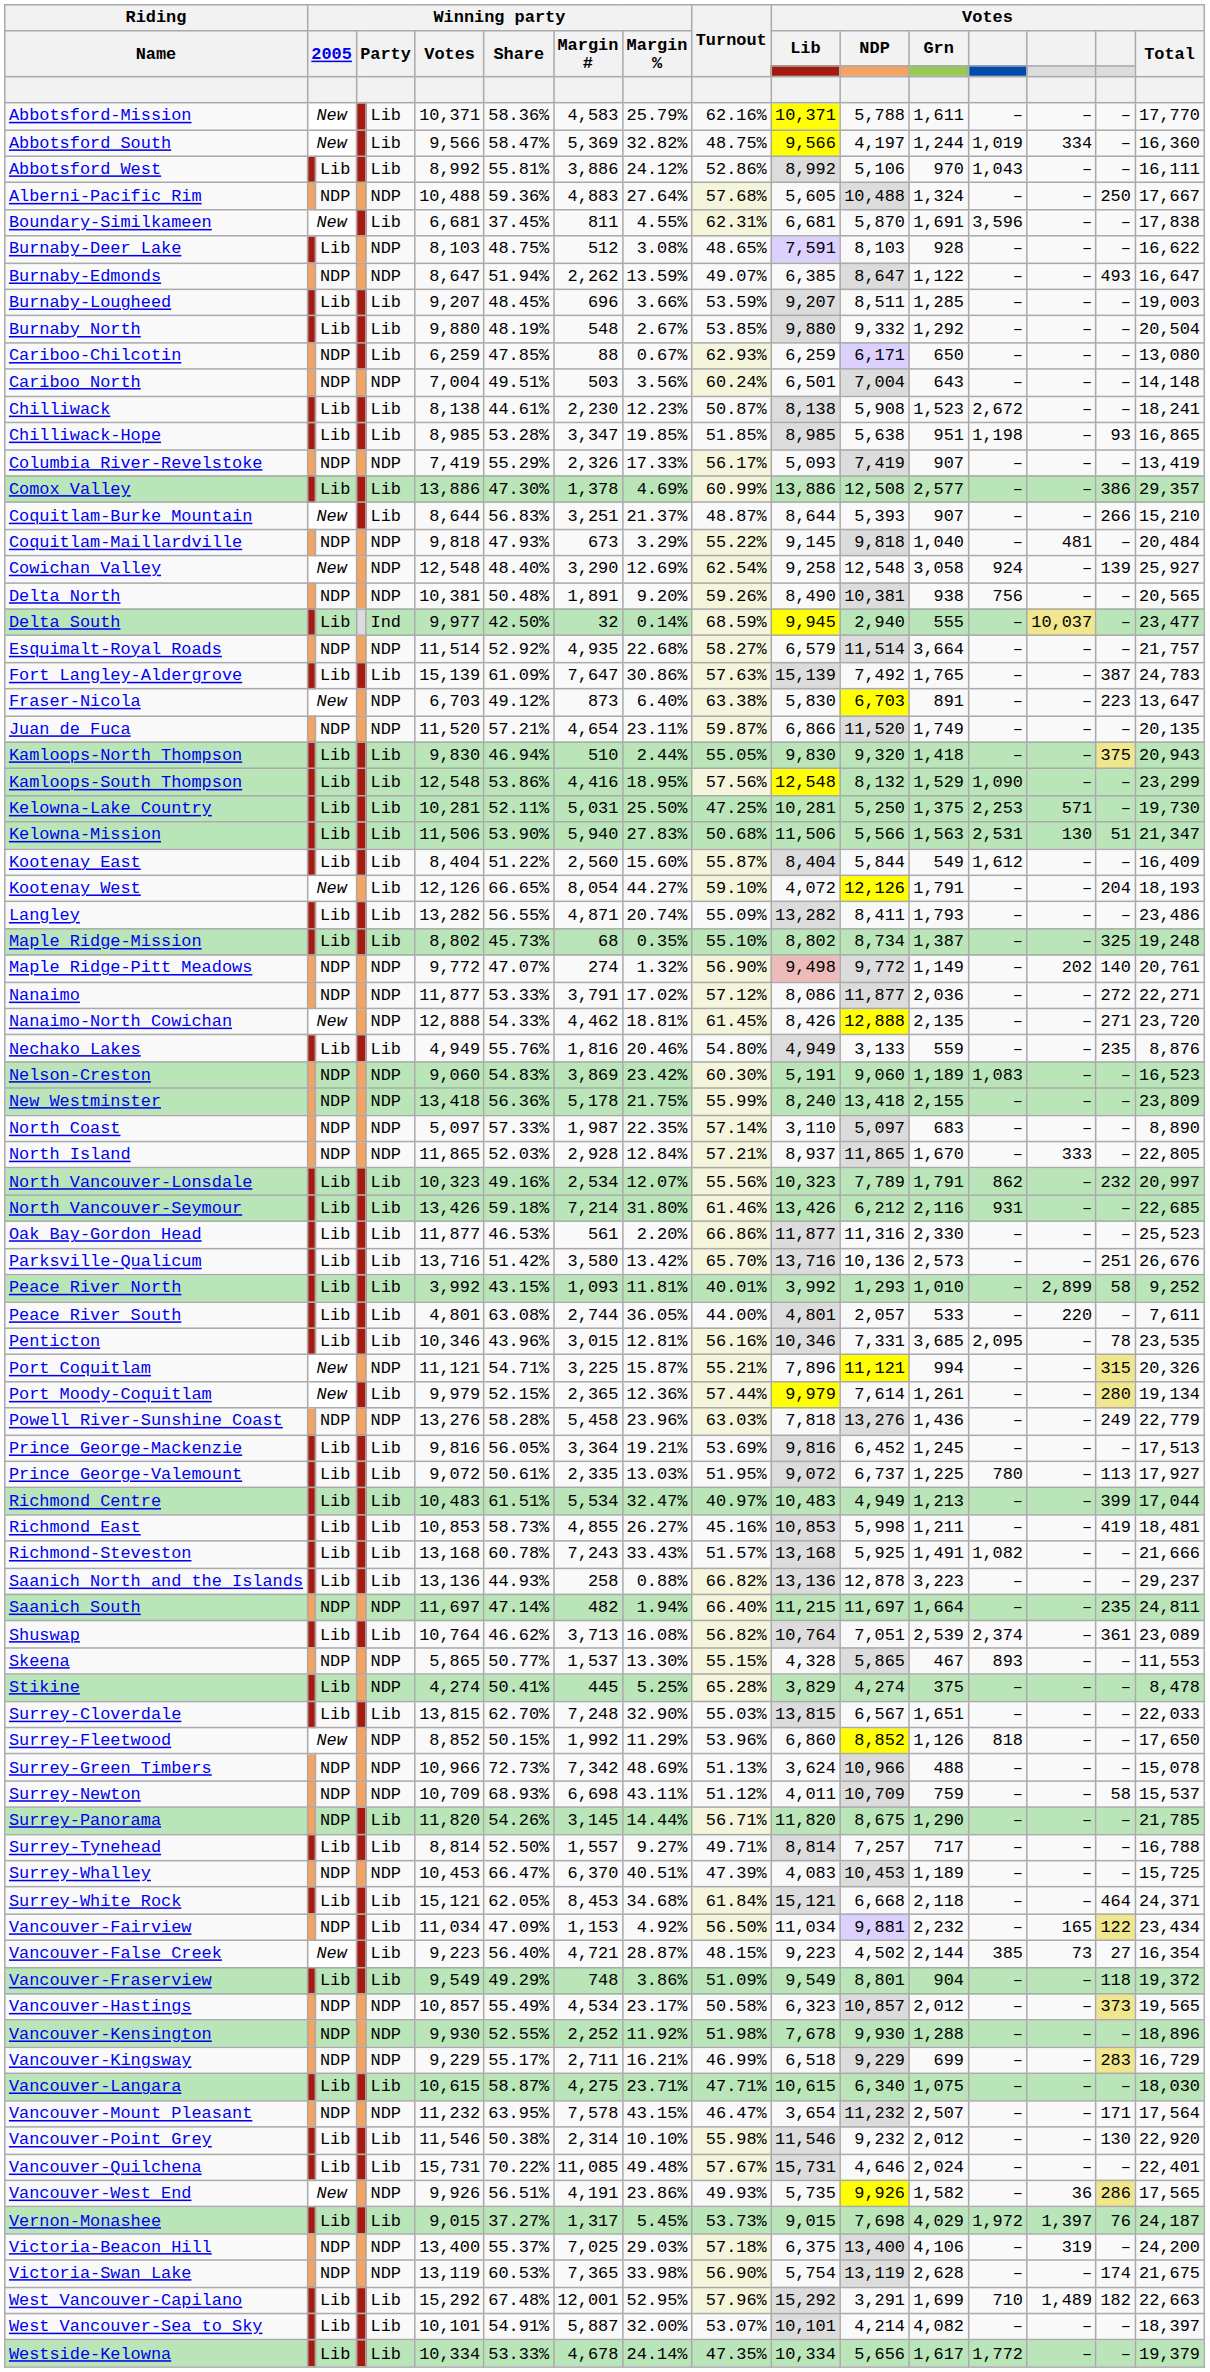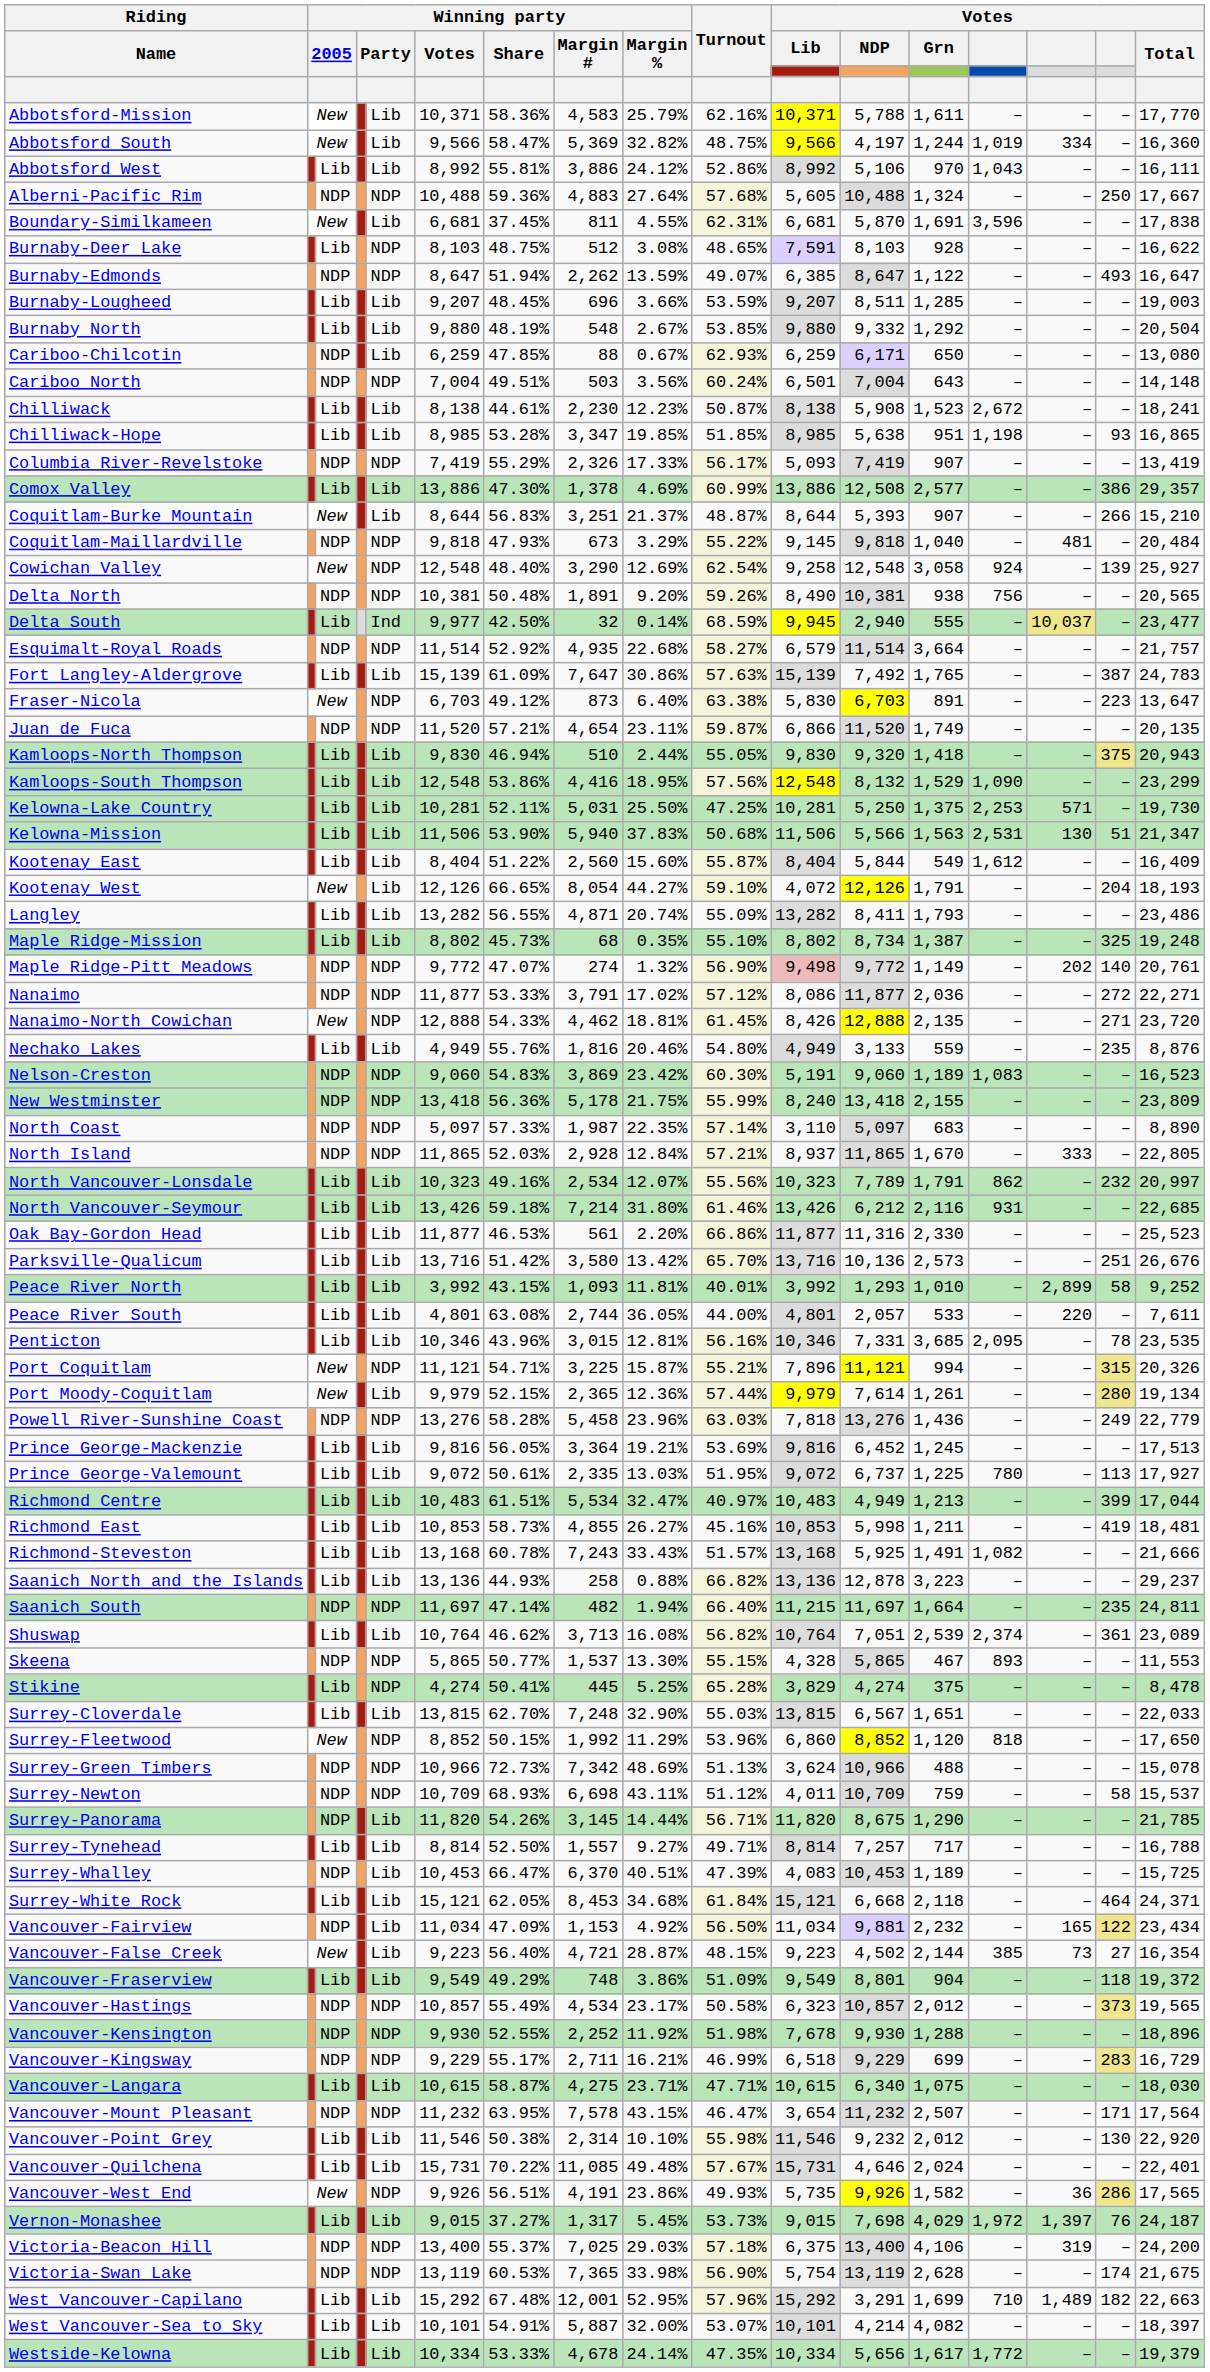(657, 835) 27.83% -> (657, 835) 37.83%
(939, 1741) 1,126 -> (939, 1741) 1,120
(386, 1874) NDP -> (386, 1874) Lib
